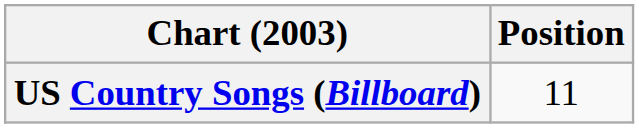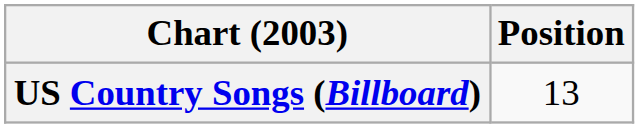(561, 92) 11 -> (561, 92) 13
